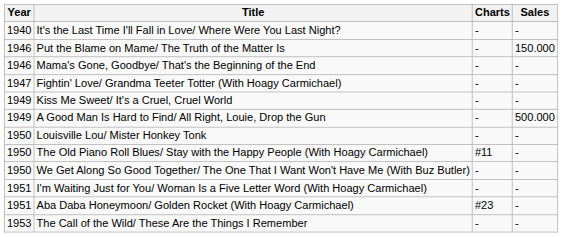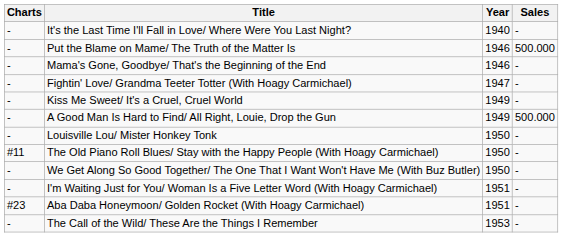columns swapped: (19, 13) <-> (492, 13)
(535, 48) 150.000 -> (535, 48) 500.000
